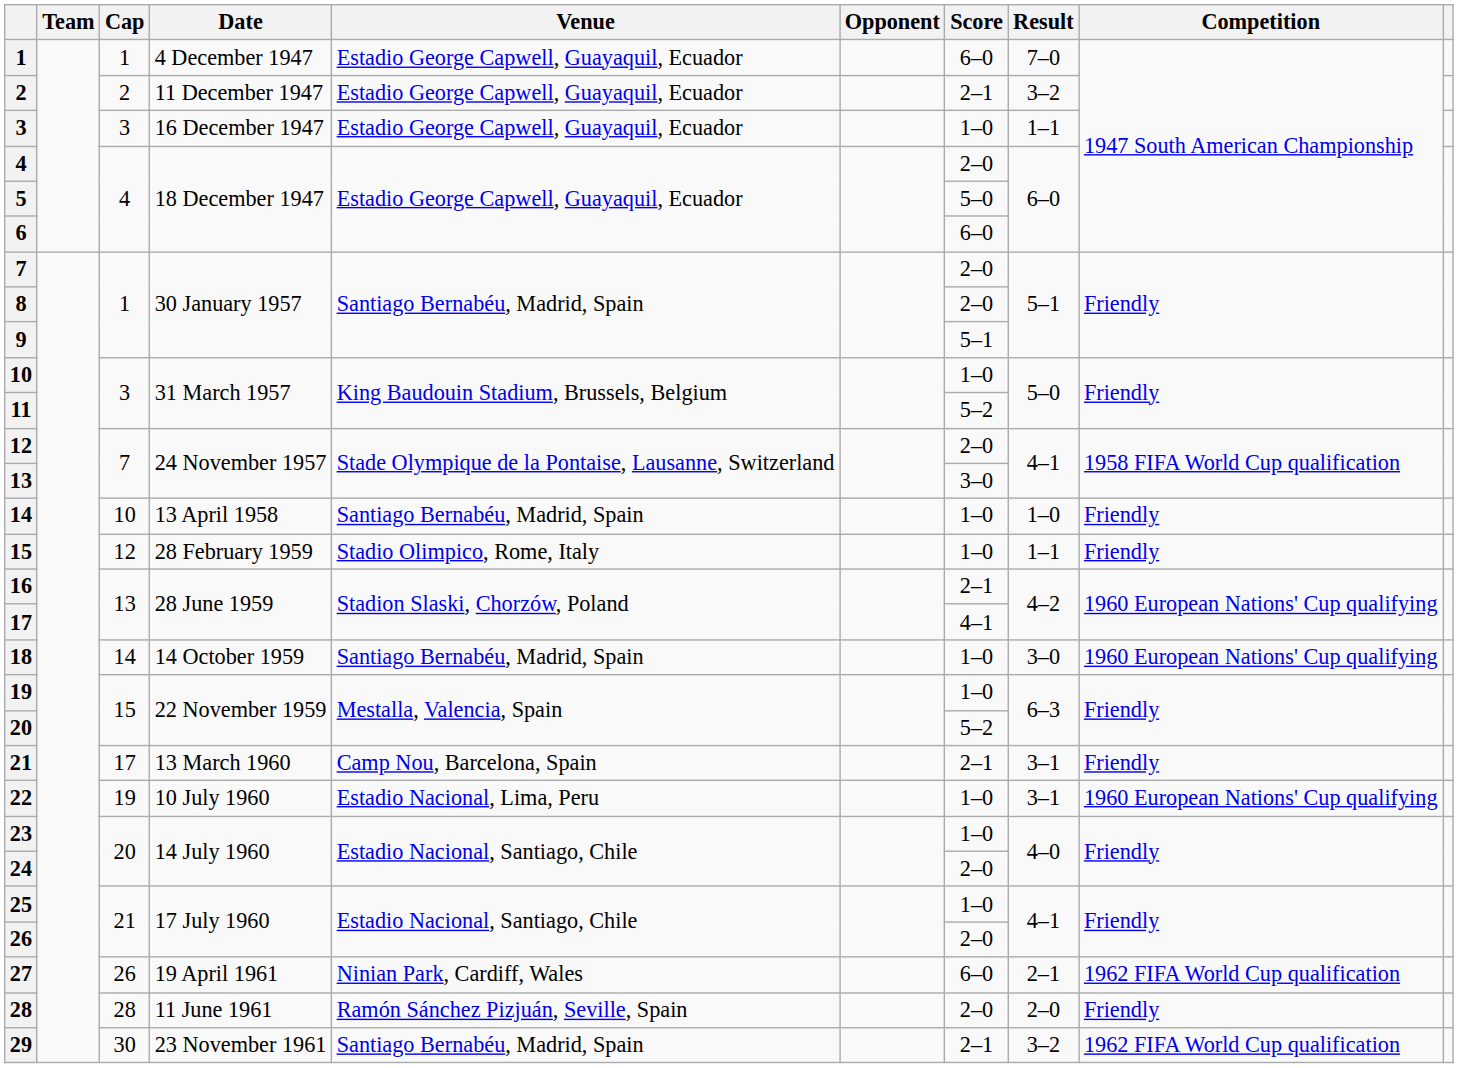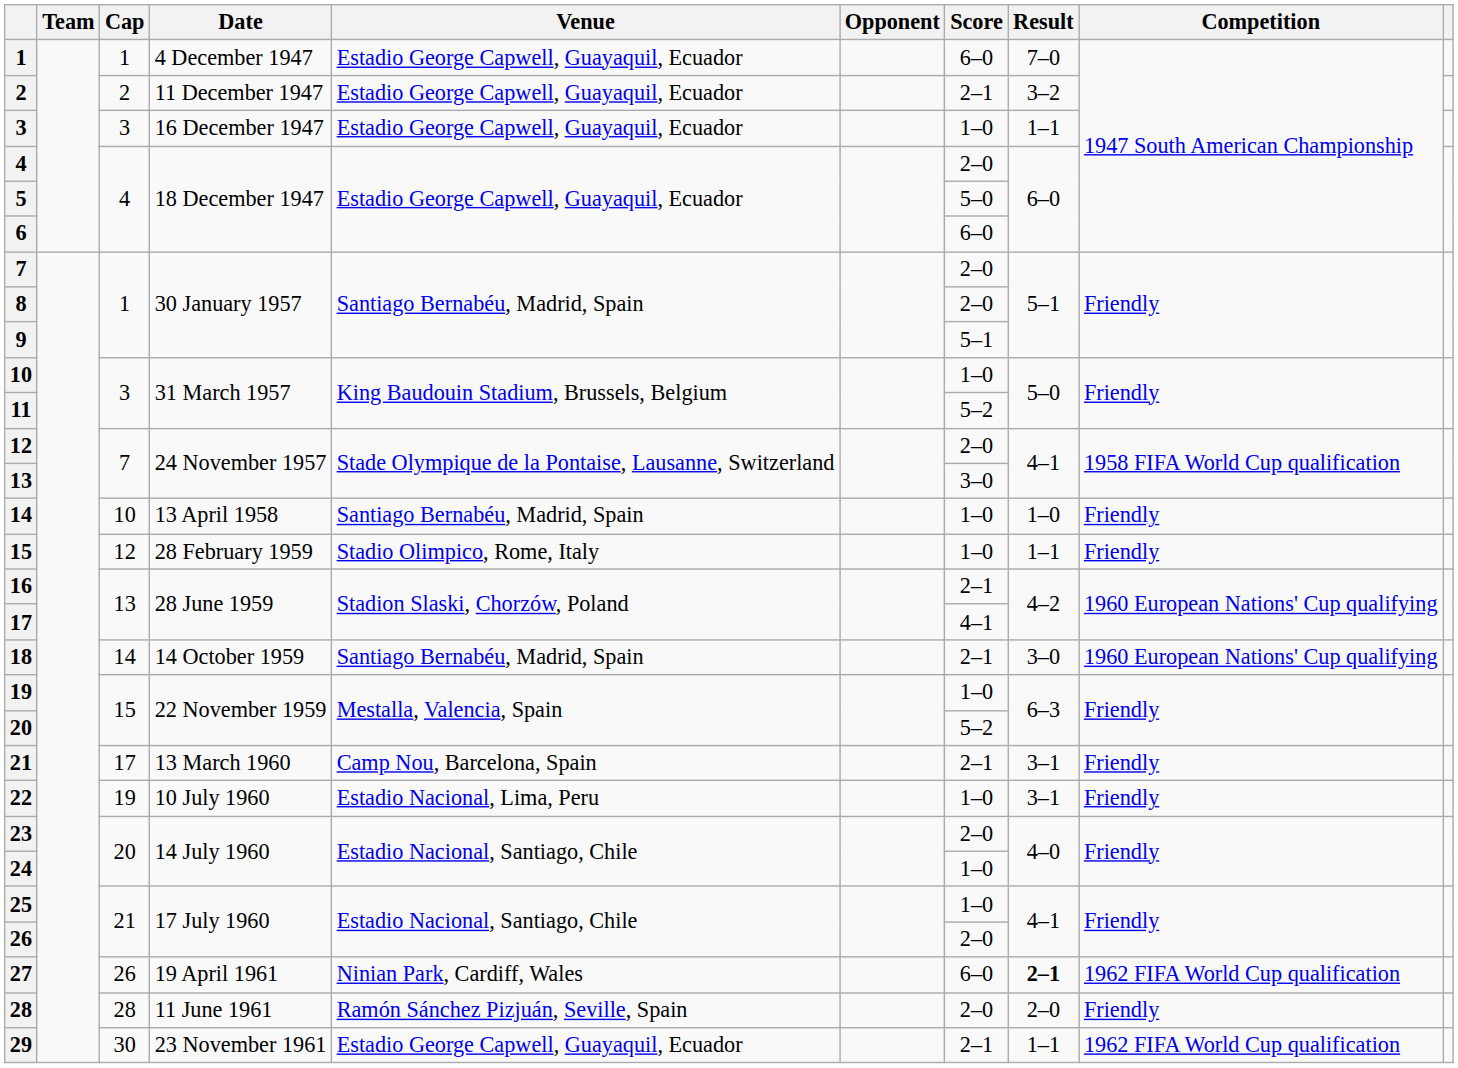(976, 657) 1–0 -> (976, 657) 2–1
(1261, 798) 1960 European Nations' Cup qualifying -> (1122, 798) Friendly
(976, 833) 1–0 -> (976, 833) 2–0
(976, 868) 2–0 -> (976, 868) 1–0
(1043, 974) normal -> (1043, 974) bold
(490, 1045) Santiago Bernabéu, Madrid, Spain -> (540, 1045) Estadio George Capwell, Guayaquil, Ecuador
(1043, 1045) 3–2 -> (1043, 1045) 1–1
